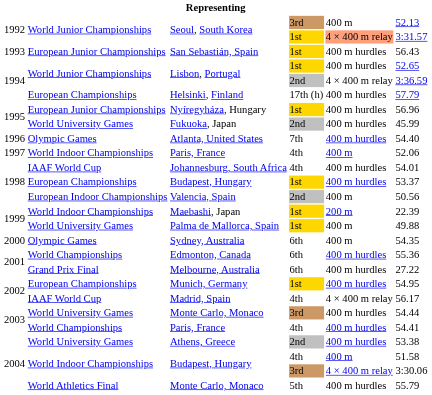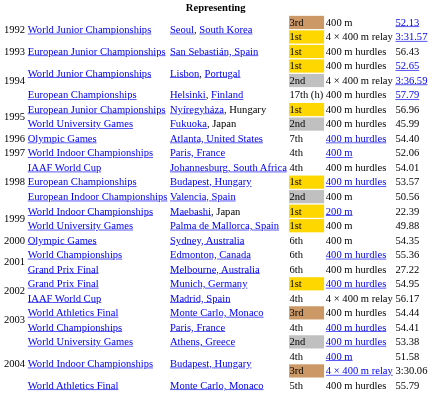(359, 37) lightsalmon background -> (359, 37) no background
(407, 182) 53.37 -> (407, 182) 53.57
(82, 283) European Championships -> (63, 283) Grand Prix Final
(80, 313) World University Games -> (73, 313) World Athletics Final
